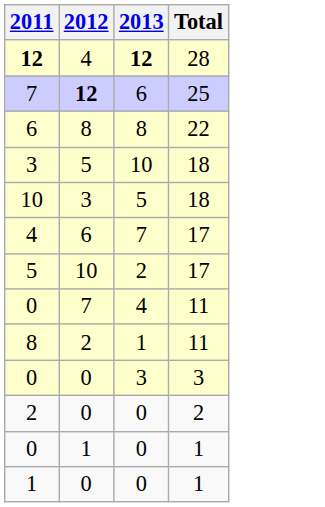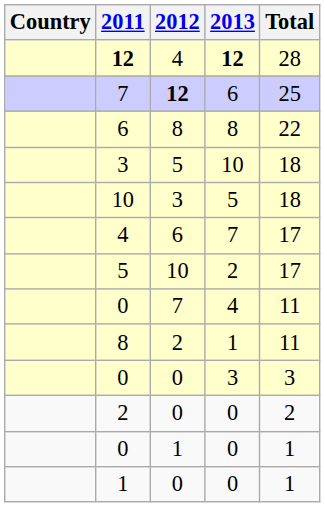+ column: (50, 22)
